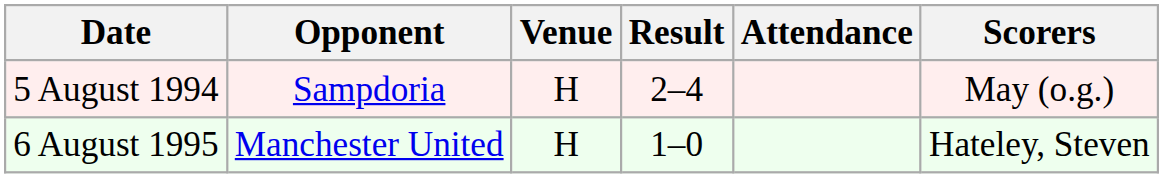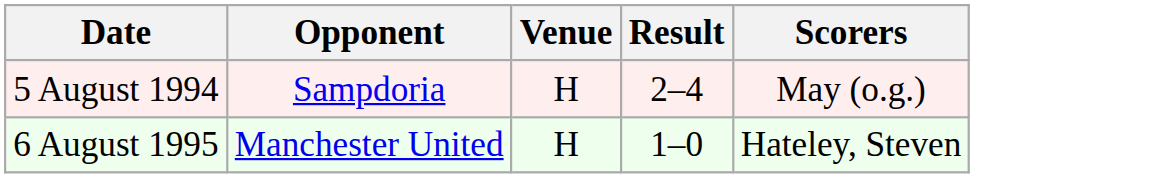- column: (827, 32)
